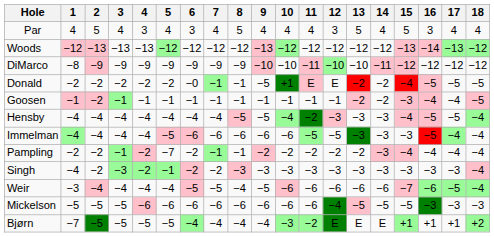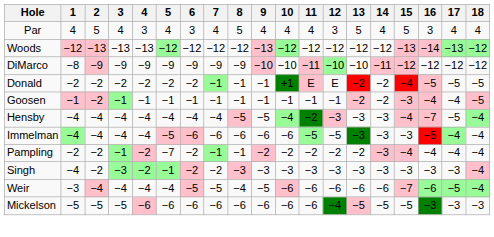(192, 83) −0 -> (192, 83) −2
(263, 83) −5 -> (263, 83) −1
(430, 118) −5 -> (430, 118) −7
- row: (20, 223)
